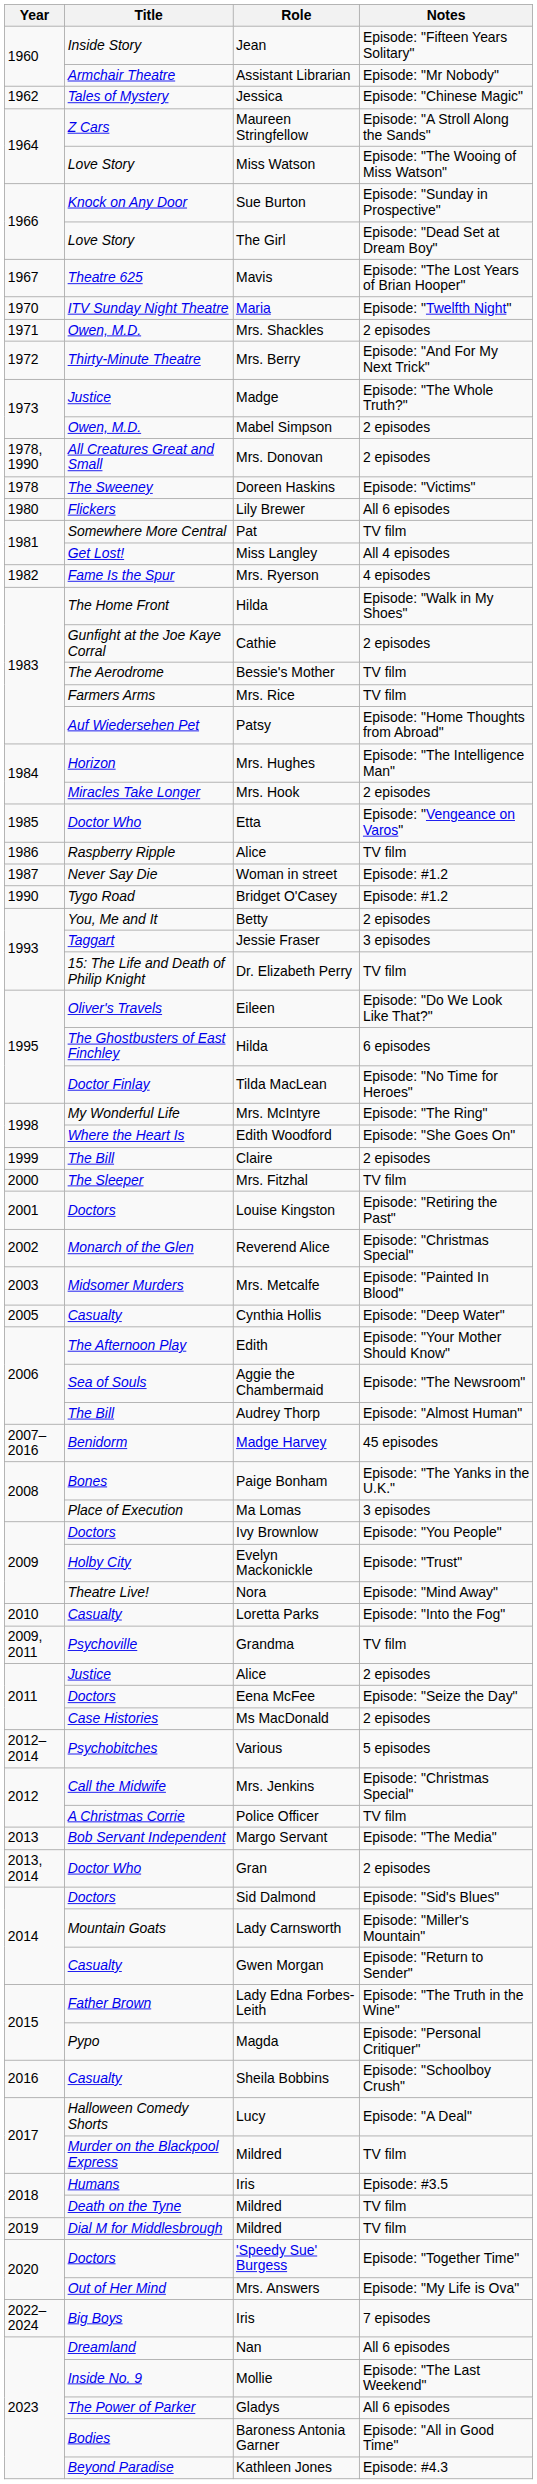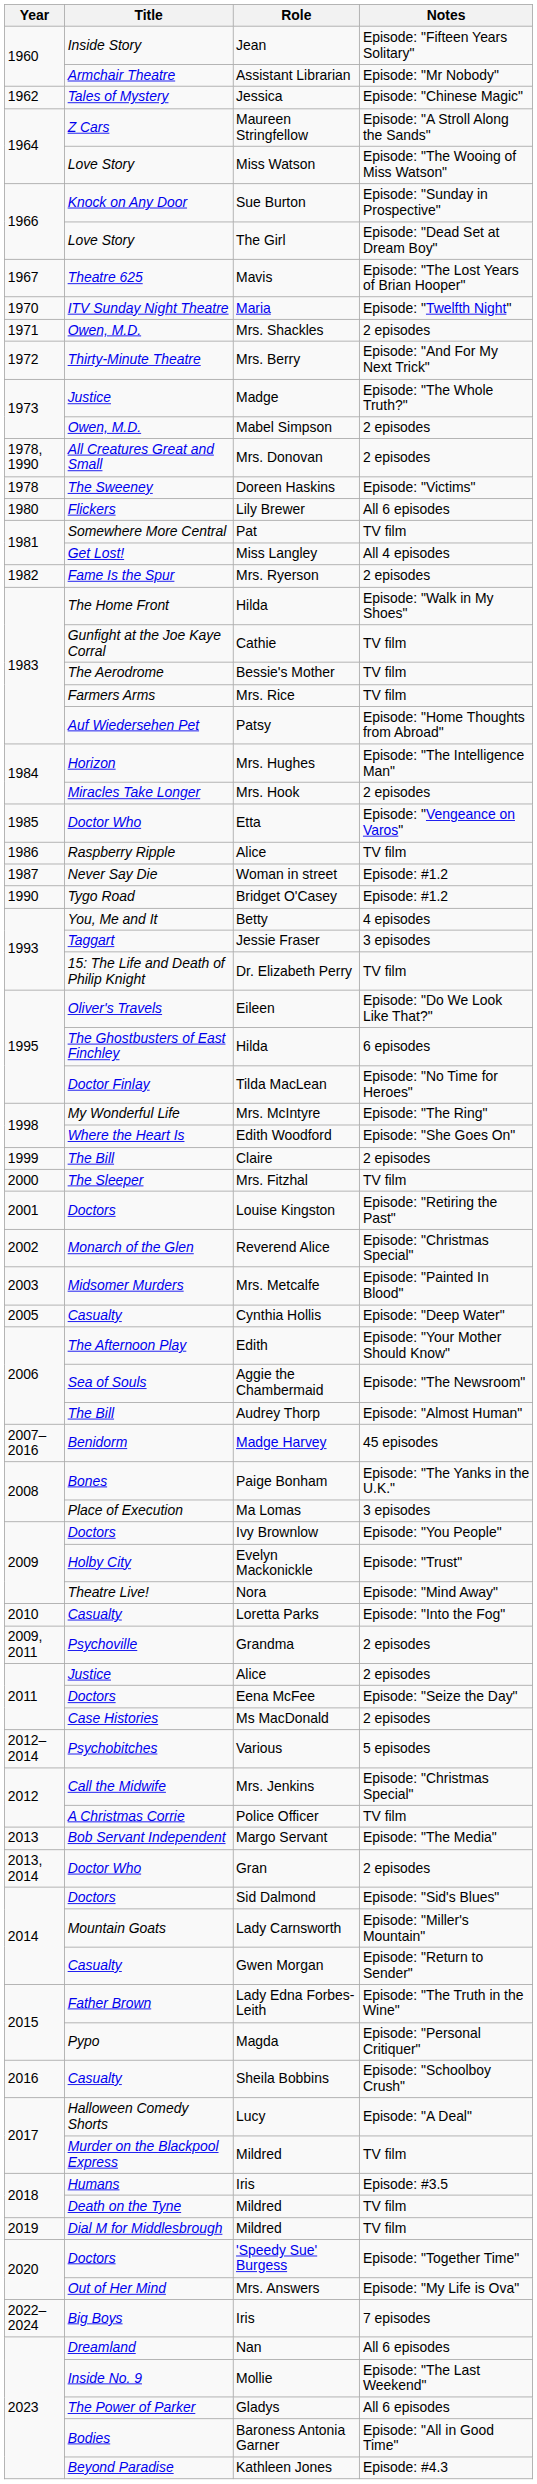(397, 575) 4 episodes -> (397, 575) 2 episodes
(397, 643) 2 episodes -> (385, 643) TV film
(397, 919) 2 episodes -> (397, 919) 4 episodes
(385, 1644) TV film -> (397, 1644) 2 episodes
